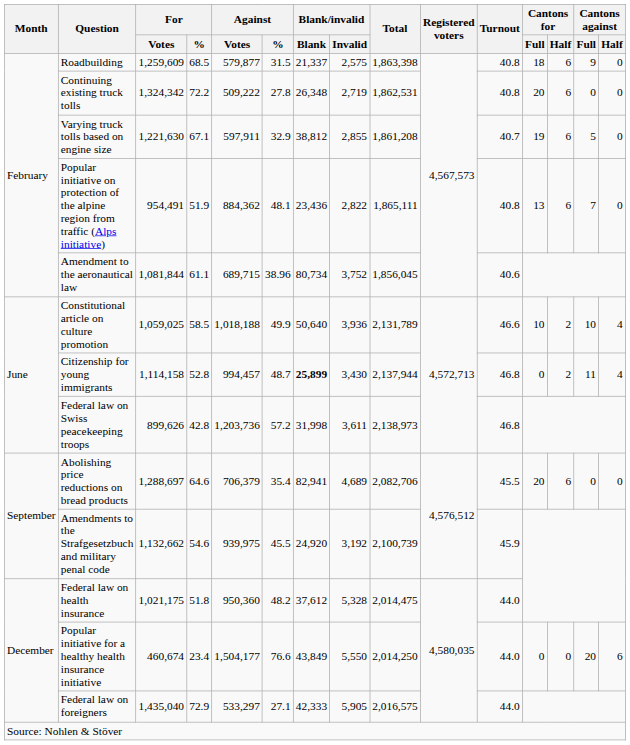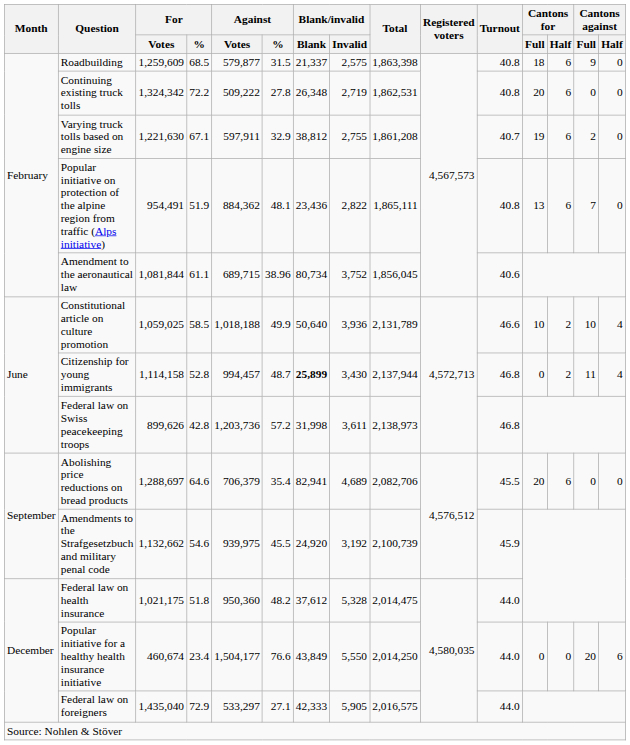(354, 136) 2,855 -> (354, 136) 2,755
(593, 136) 5 -> (593, 136) 2
